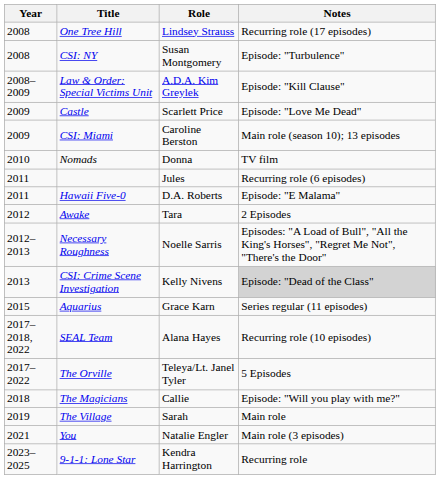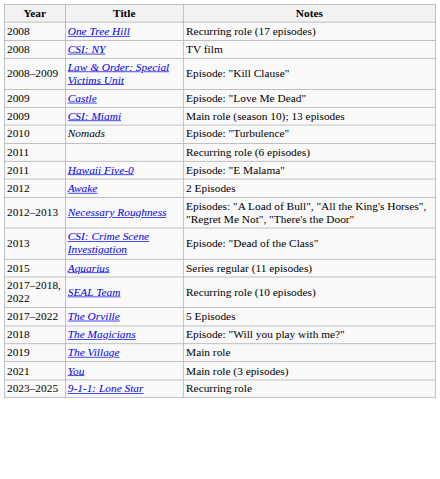- column: (199, 13)
(293, 55) Episode: "Turbulence" -> (204, 49) TV film
(260, 159) TV film -> (238, 134) Episode: "Turbulence"
(307, 281) lightgrey background -> (252, 243) no background
